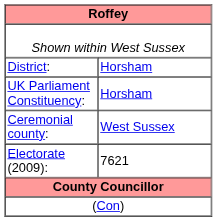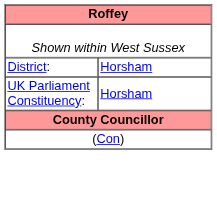- row: (40, 127)
- row: (36, 160)
